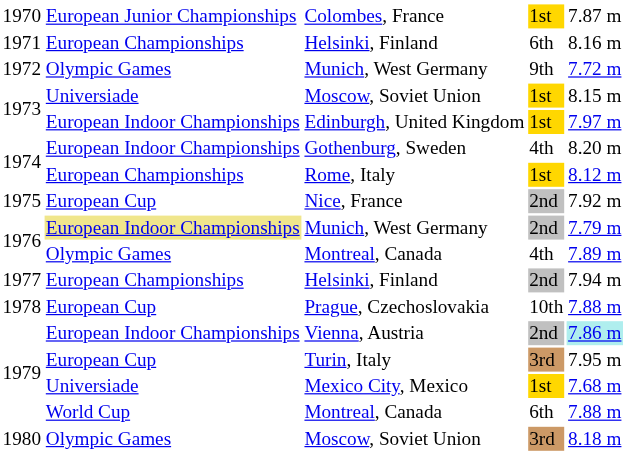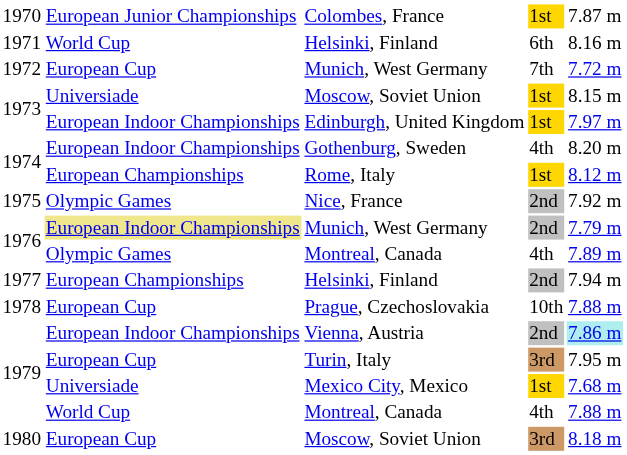(145, 42) European Championships -> (88, 42) World Cup
(108, 69) Olympic Games -> (101, 69) European Cup
(541, 69) 9th -> (541, 69) 7th
(101, 201) European Cup -> (108, 201) Olympic Games
(541, 412) 6th -> (541, 412) 4th
(108, 438) Olympic Games -> (101, 438) European Cup
